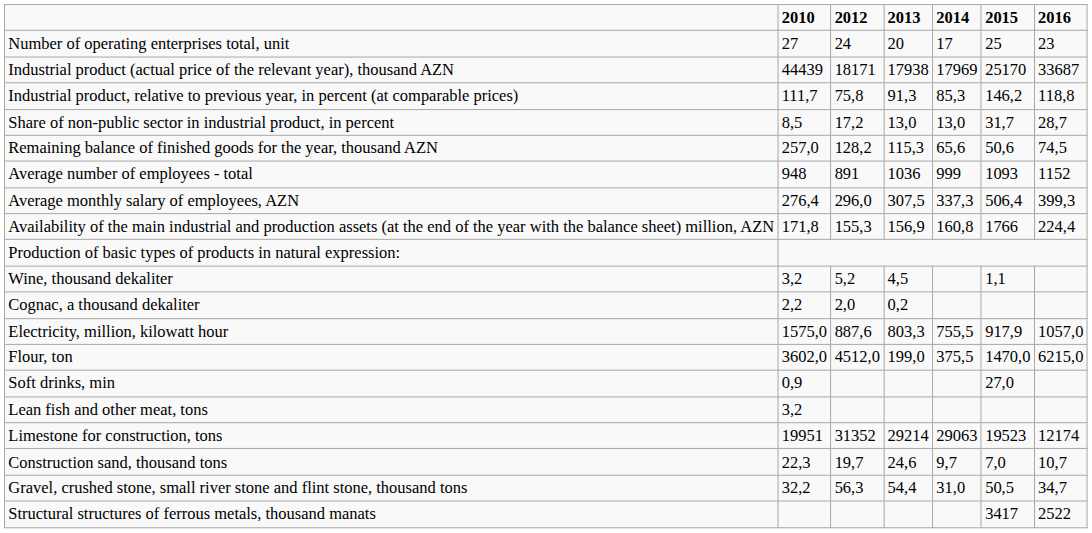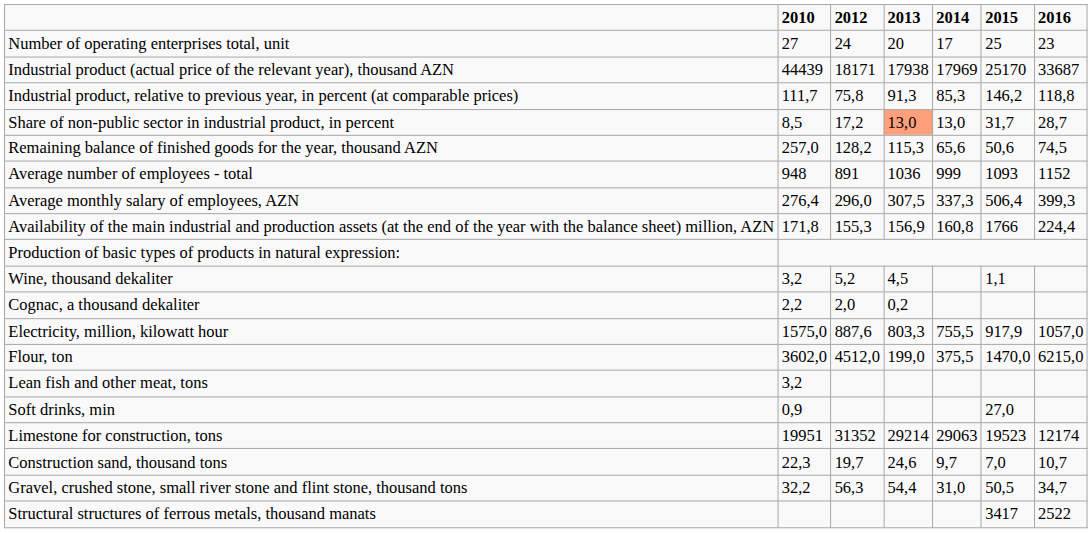(902, 122) no background -> (902, 122) lightsalmon background
rows swapped: (62, 383) <-> (108, 409)
